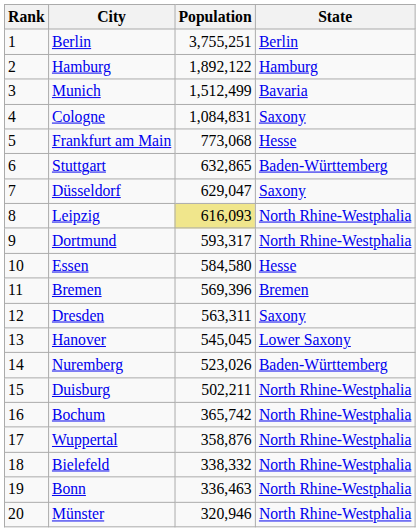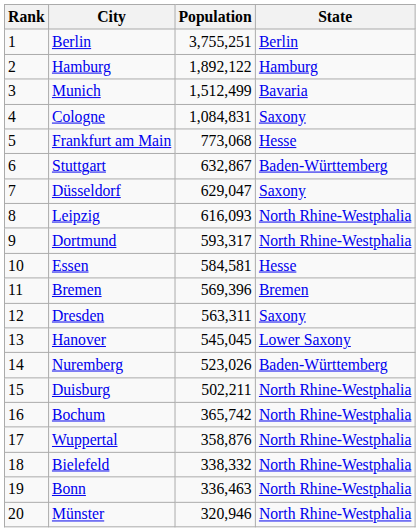(226, 166) 632,865 -> (226, 166) 632,867
(226, 215) khaki background -> (226, 215) no background
(226, 265) 584,580 -> (226, 265) 584,581
